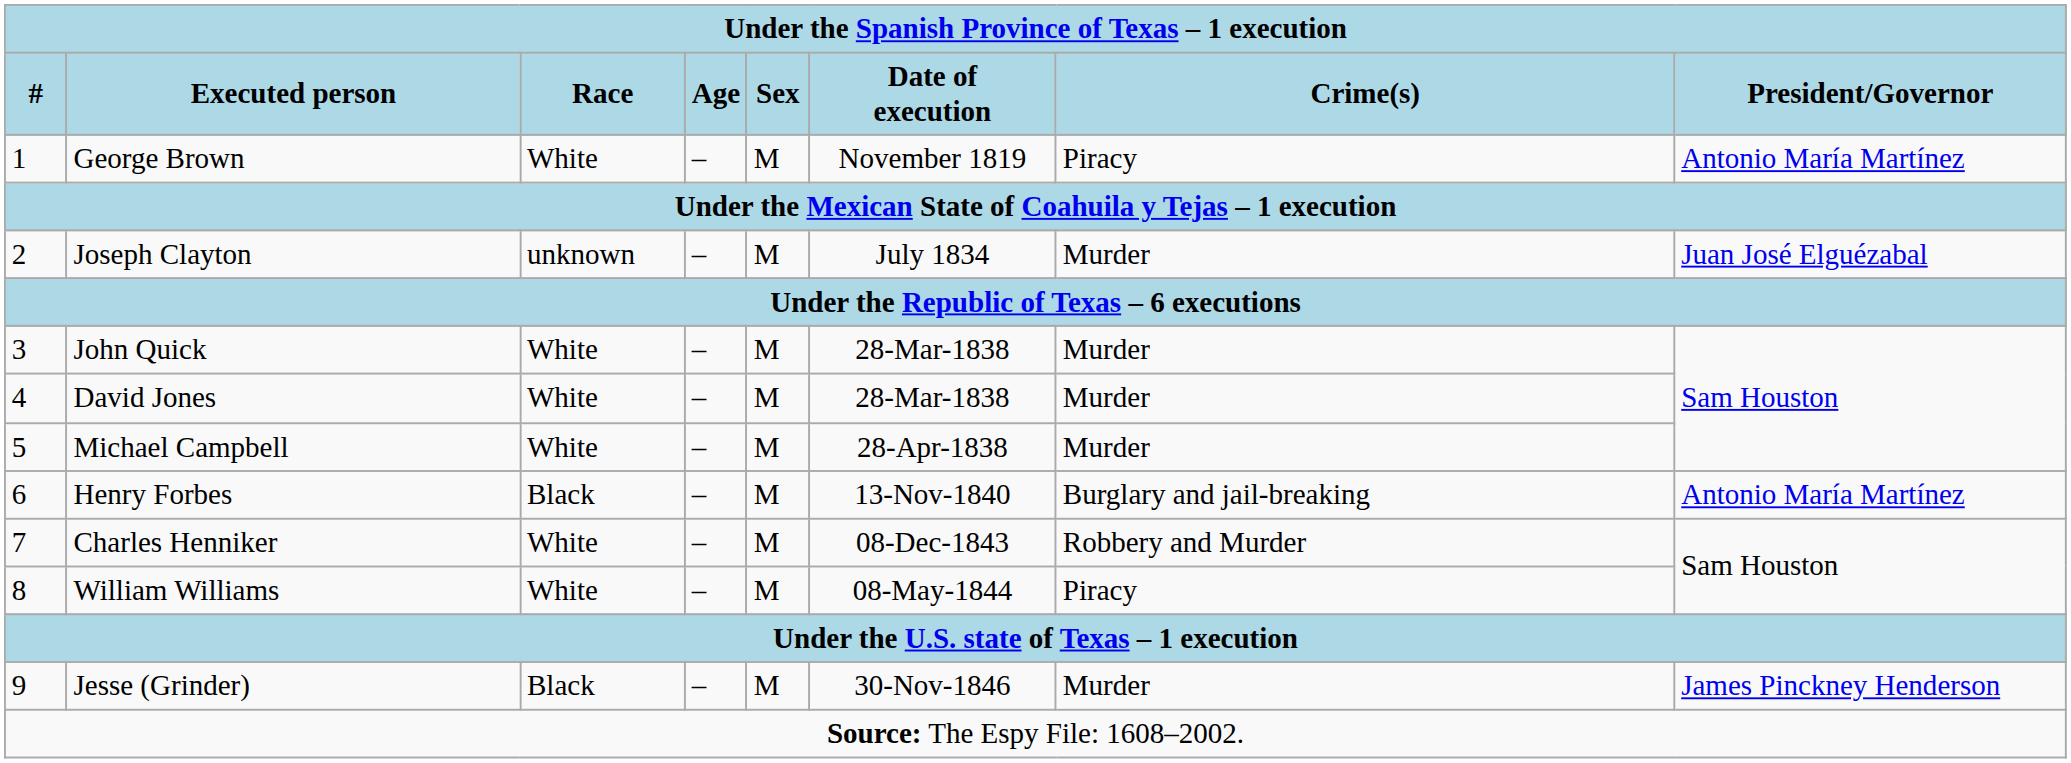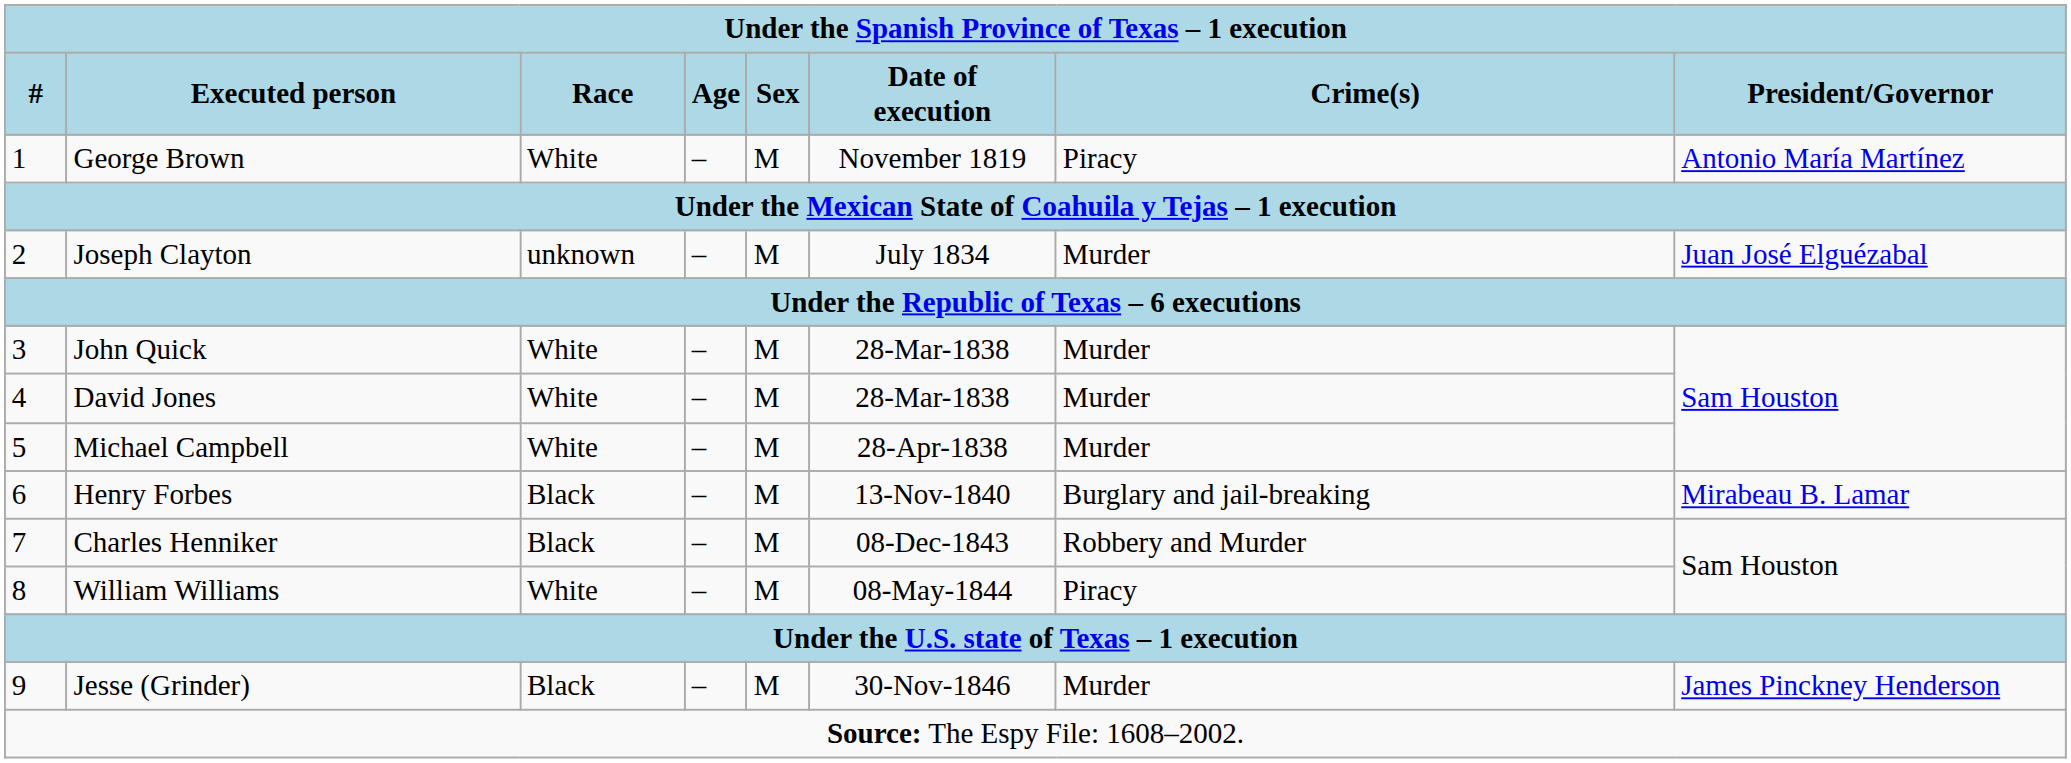(1823, 493) Antonio María Martínez -> (1795, 493) Mirabeau B. Lamar
(562, 541) White -> (561, 541) Black
